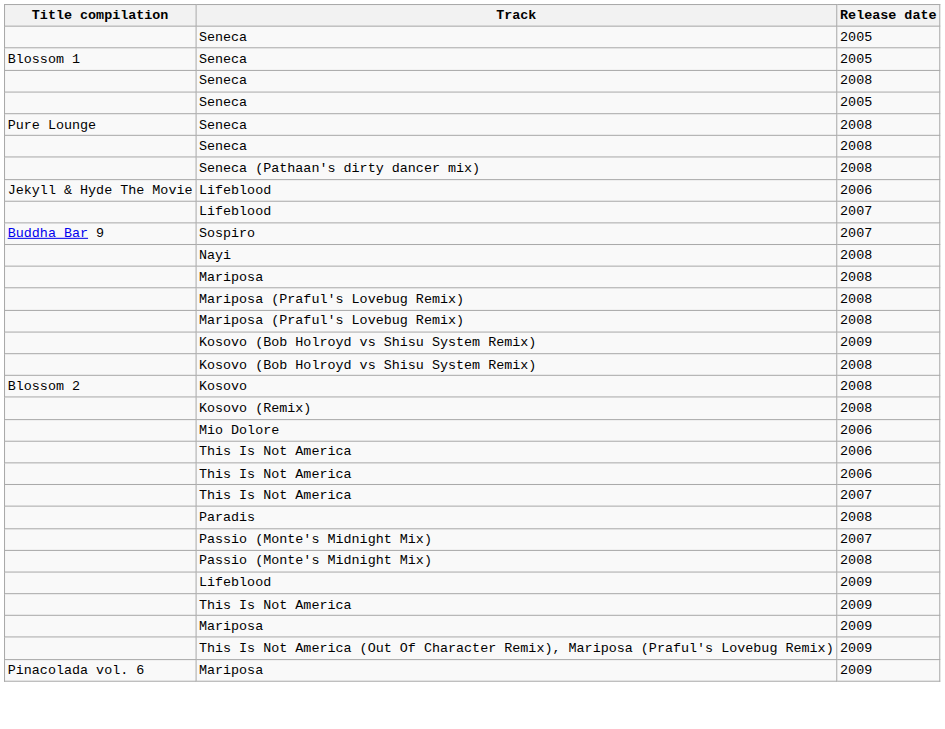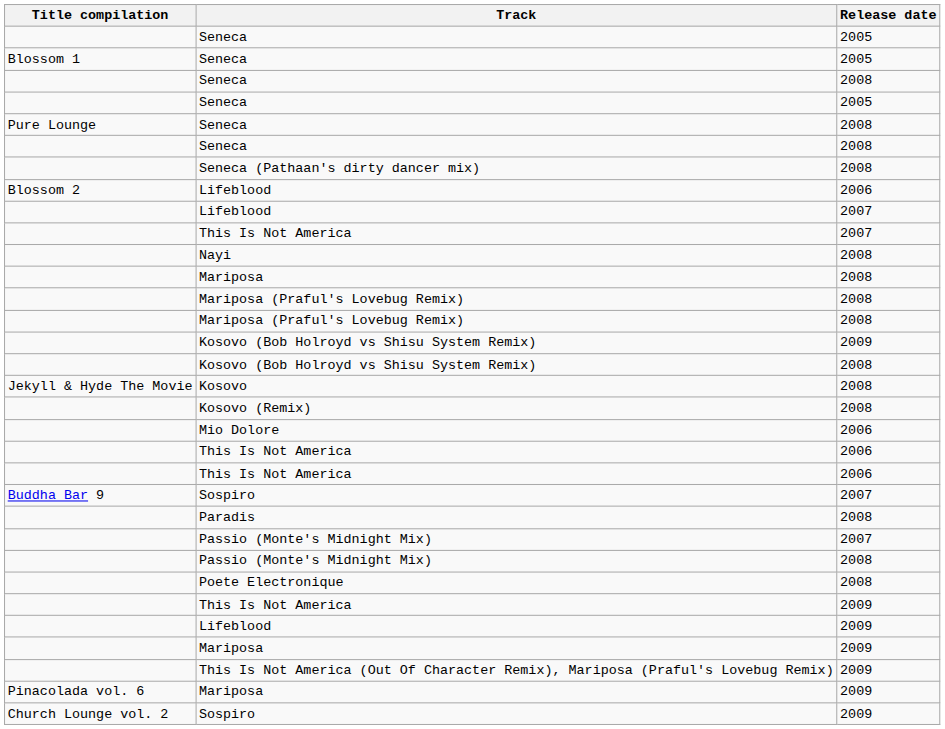(100, 190) Jekyll & Hyde The Movie -> (44, 190) Blossom 2
rows swapped: (227, 234) <-> (275, 496)
(44, 386) Blossom 2 -> (100, 386) Jekyll & Hyde The Movie
+ row: (271, 583)
rows swapped: (275, 605) <-> (235, 583)
+ row: (227, 714)
